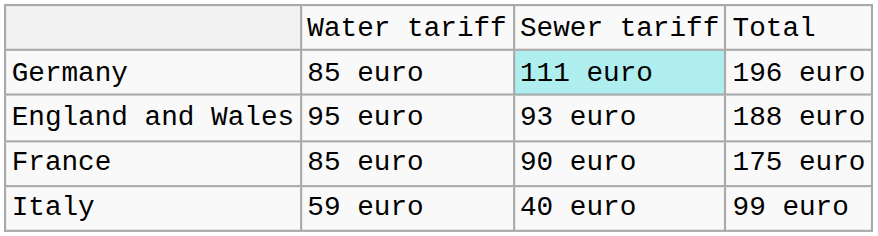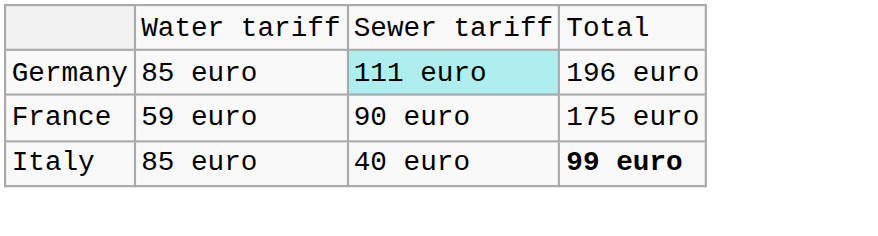- row: (153, 118)
(365, 163) 85 euro -> (199, 118) 59 euro
(365, 208) 59 euro -> (199, 163) 85 euro
(791, 208) normal -> (625, 163) bold
